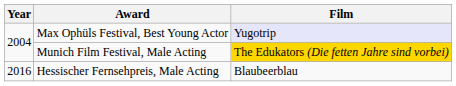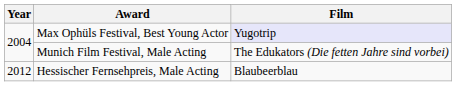(341, 52) gold background -> (341, 52) no background
(19, 71) 2016 -> (19, 71) 2012
